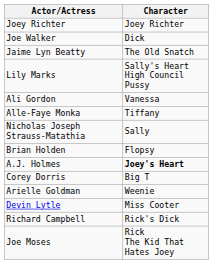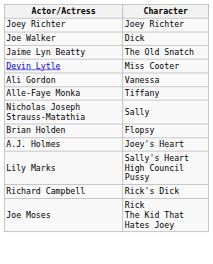rows swapped: (33, 205) <-> (31, 76)
(154, 164) bold -> (154, 144) normal
- row: (36, 178)
- row: (43, 191)
